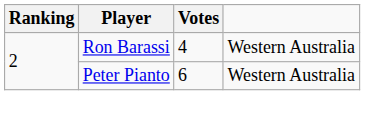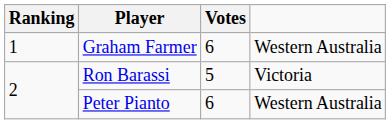+ row: (140, 47)
(183, 47) 4 -> (209, 75) 5
(291, 47) Western Australia -> (283, 75) Victoria
